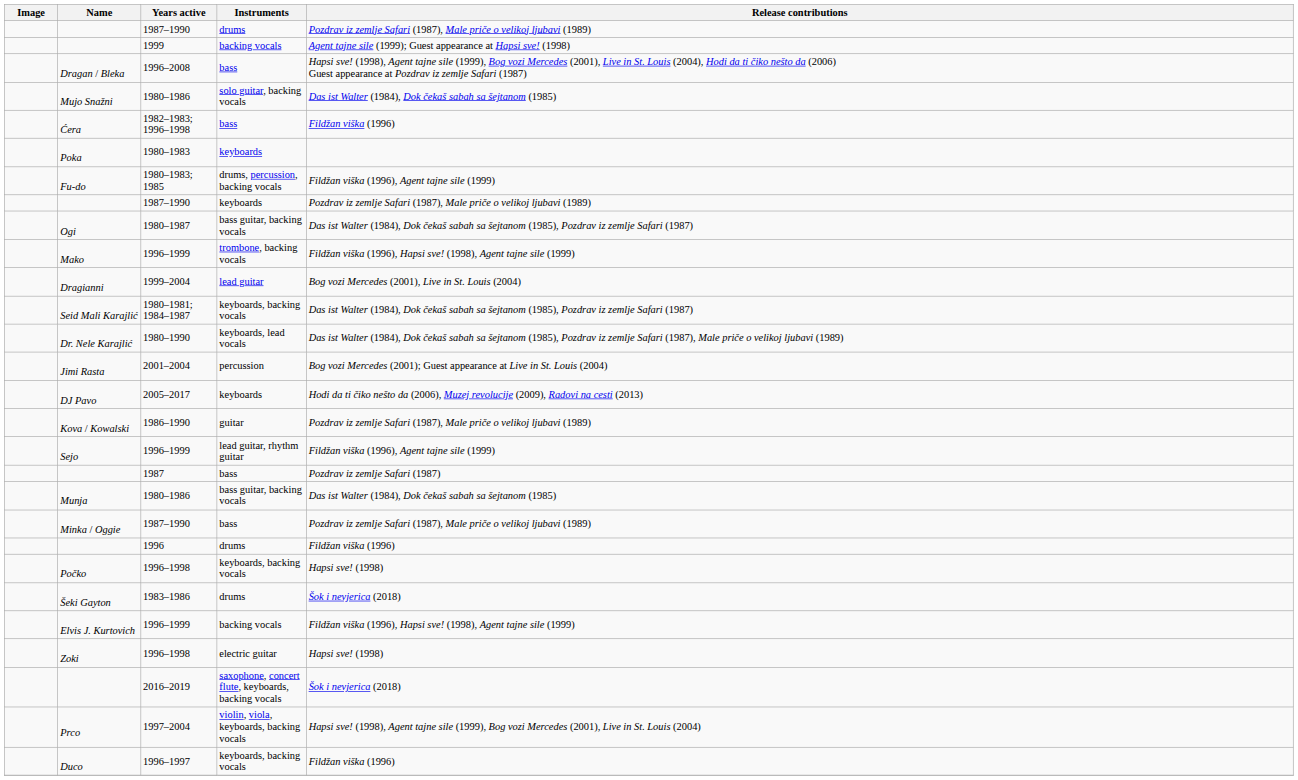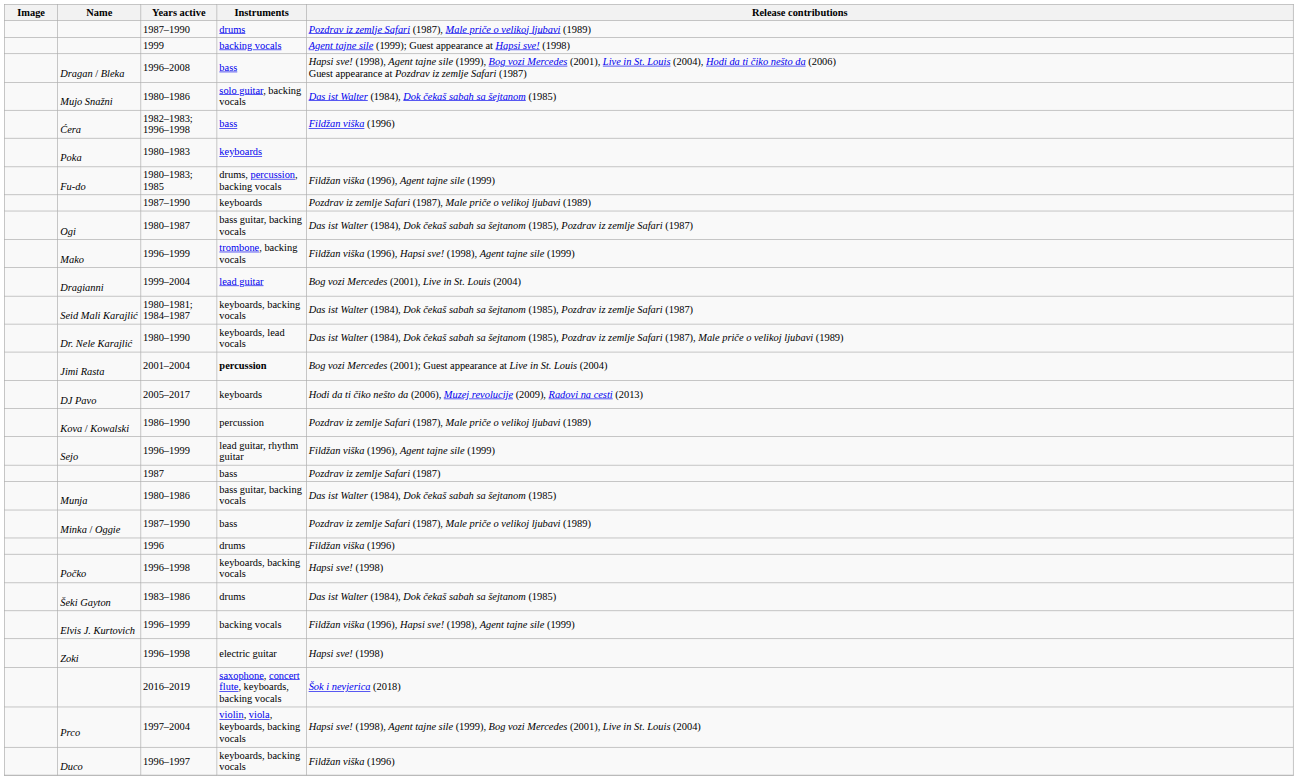(242, 366) normal -> (243, 366) bold
(231, 422) guitar -> (242, 422) percussion
(355, 596) Šok i nevjerica (2018) -> (432, 596) Das ist Walter (1984), Dok čekaš sabah sa šejtanom (1985)
